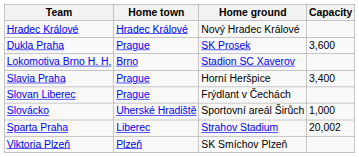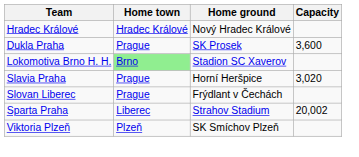(127, 62) no background -> (127, 62) lightgreen background
(322, 78) 3,400 -> (309, 78) 3,020
- row: (28, 111)
